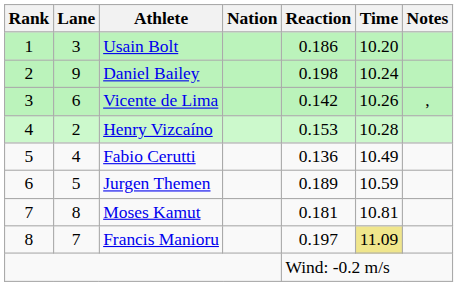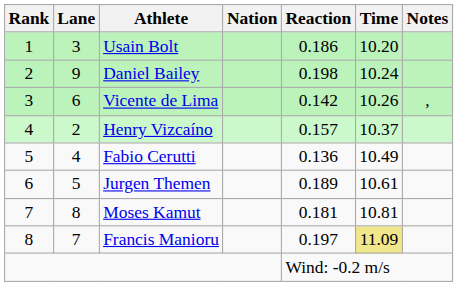(318, 128) 0.153 -> (318, 128) 0.157
(379, 128) 10.28 -> (379, 128) 10.37
(379, 184) 10.59 -> (379, 184) 10.61
